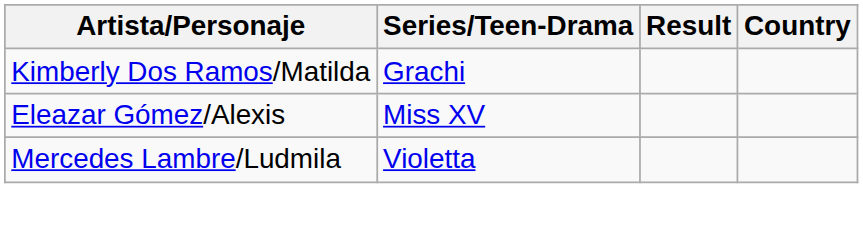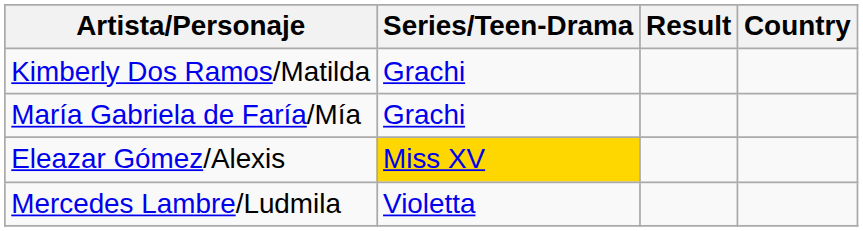+ row: (186, 114)
(434, 114) no background -> (434, 159) gold background
